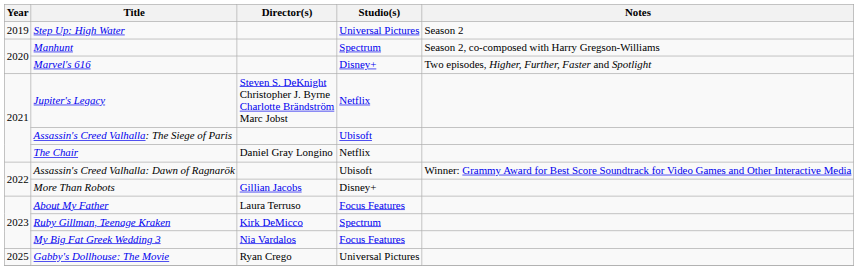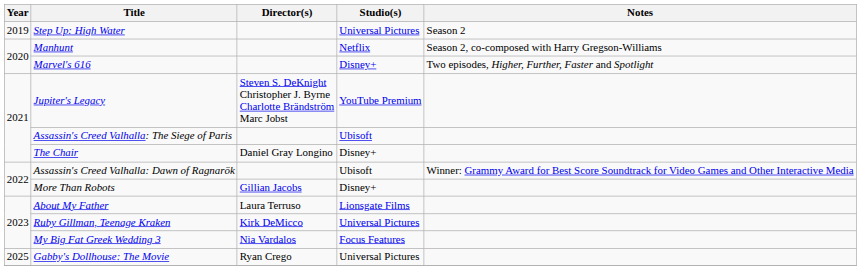(360, 47) Spectrum -> (355, 47) Netflix
(355, 100) Netflix -> (380, 100) YouTube Premium
(355, 153) Netflix -> (358, 153) Disney+
(372, 205) Focus Features -> (375, 205) Lionsgate Films
(360, 222) Spectrum -> (379, 222) Universal Pictures
